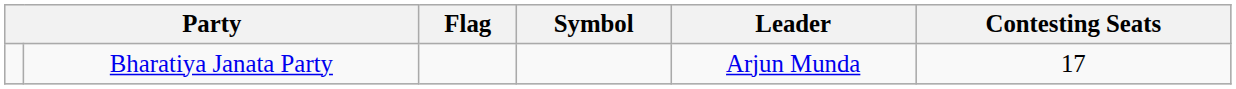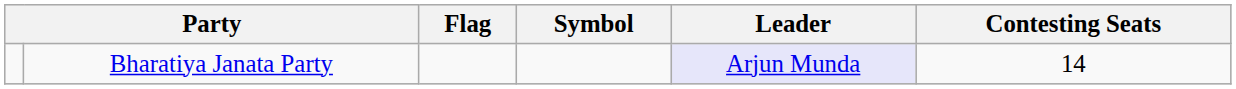(793, 63) no background -> (793, 63) lavender background
(1073, 63) 17 -> (1073, 63) 14
